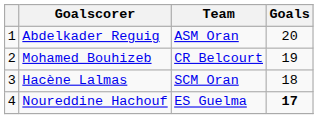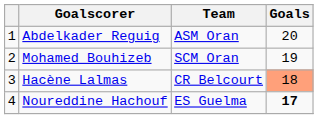(219, 59) CR Belcourt -> (206, 59) SCM Oran
(206, 81) SCM Oran -> (219, 81) CR Belcourt
(290, 81) no background -> (290, 81) lightsalmon background
